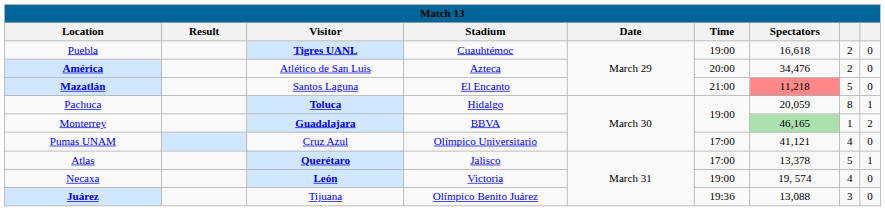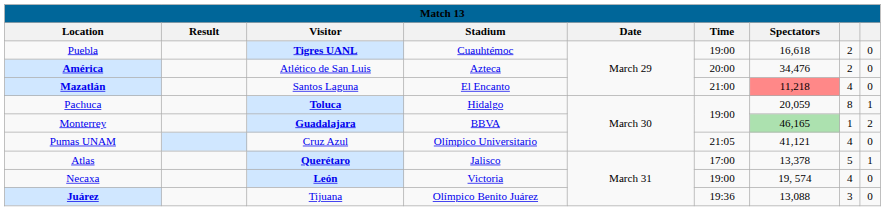(850, 87) 5 -> (850, 87) 4
(722, 141) 17:00 -> (722, 141) 21:05
